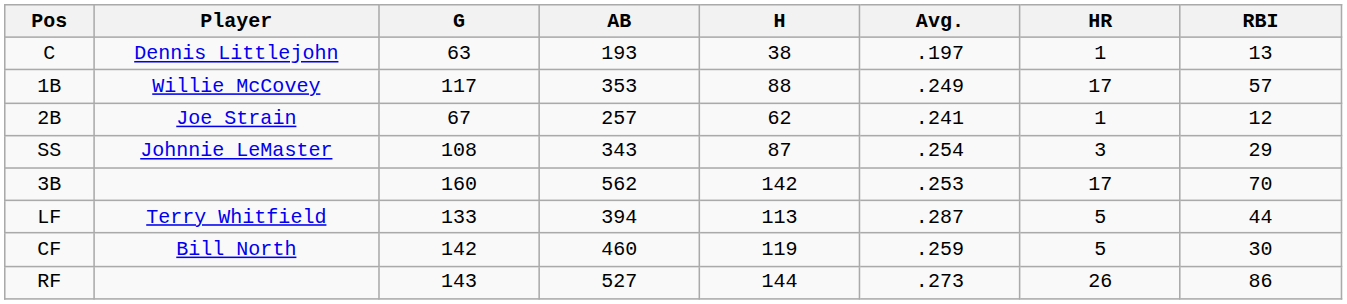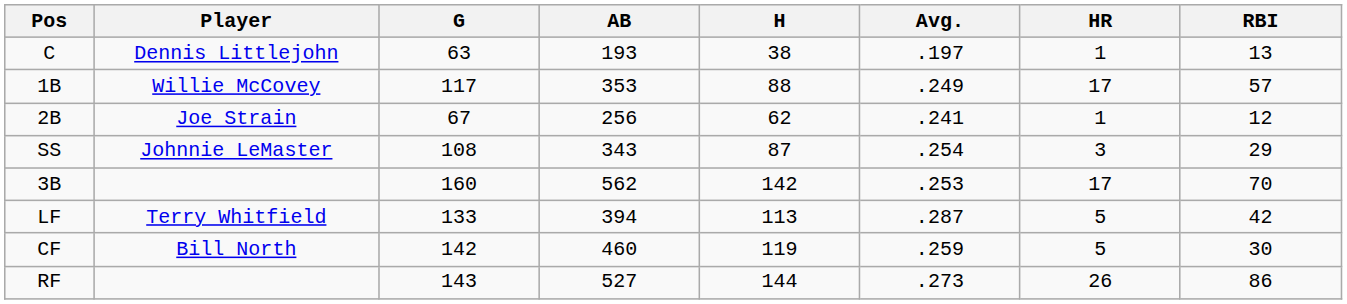(619, 119) 257 -> (619, 119) 256
(1261, 217) 44 -> (1261, 217) 42
